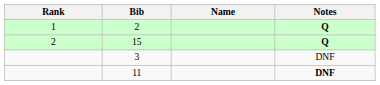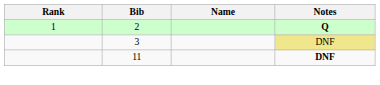- row: (137, 42)
(325, 57) no background -> (325, 42) khaki background
